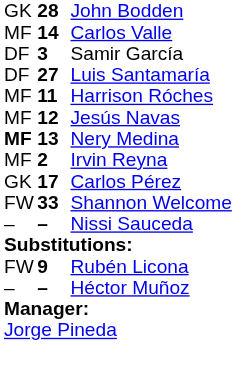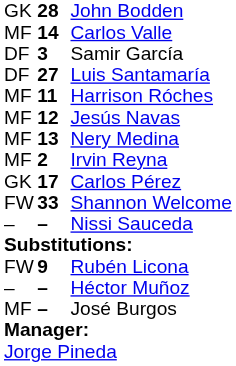(18, 138) bold -> (18, 138) normal
+ row: (124, 309)
